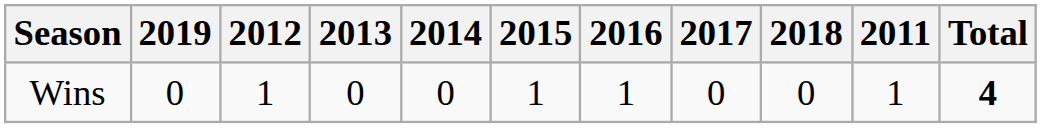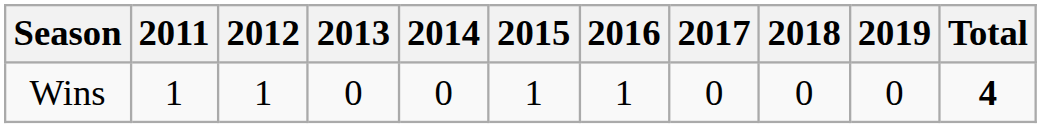columns swapped: (895, 33) <-> (175, 33)
